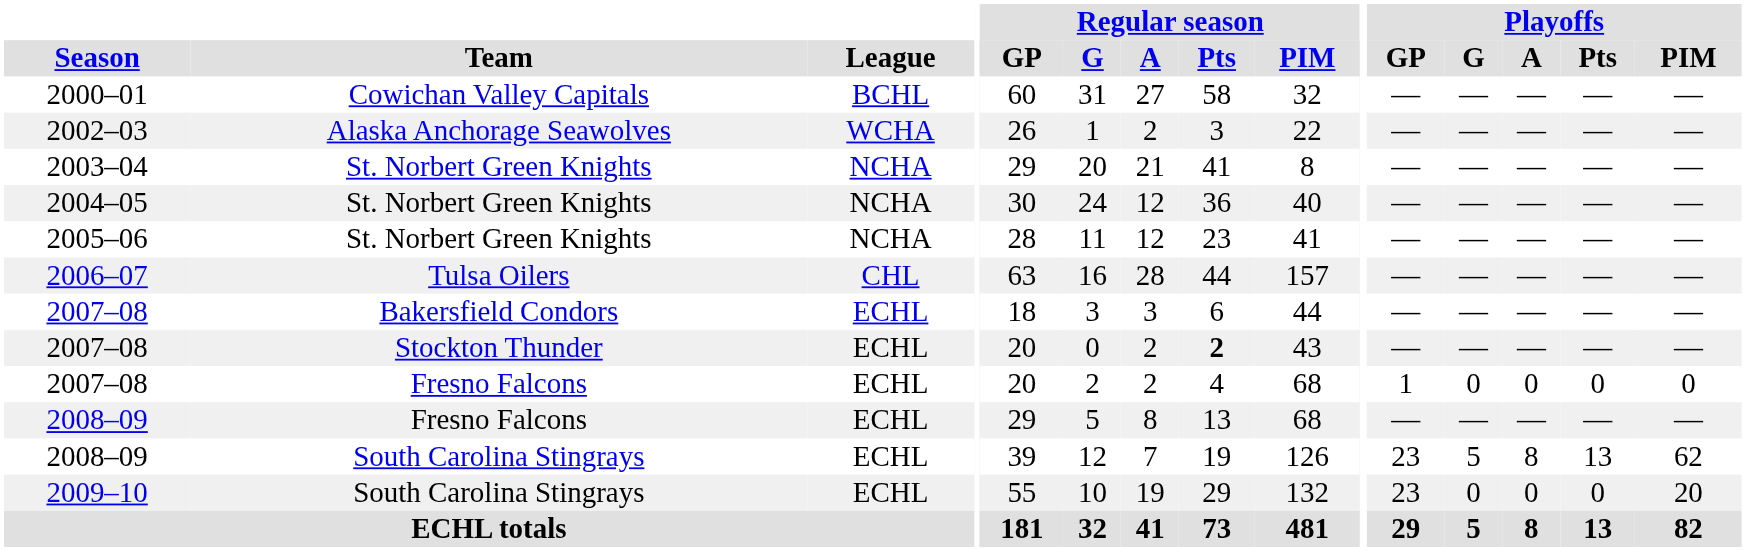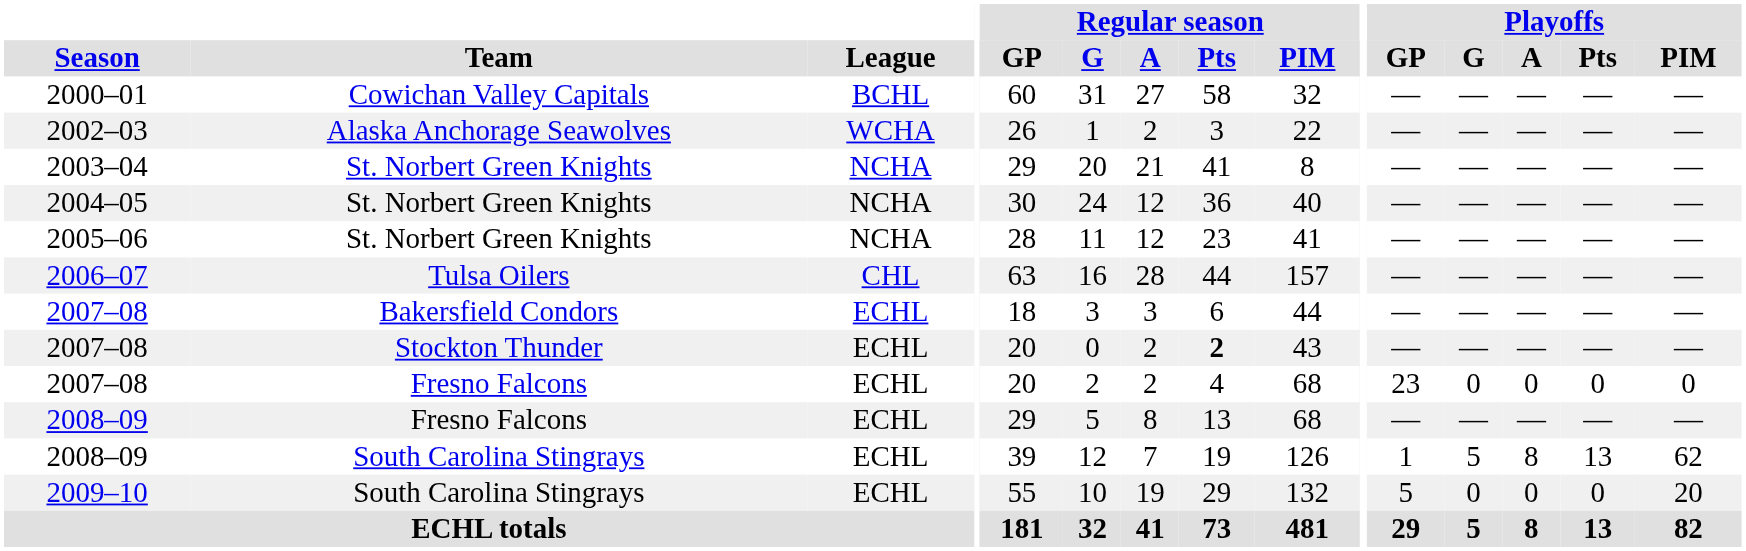(1406, 383) 1 -> (1406, 383) 23
(1406, 456) 23 -> (1406, 456) 1
(1406, 492) 23 -> (1406, 492) 5
